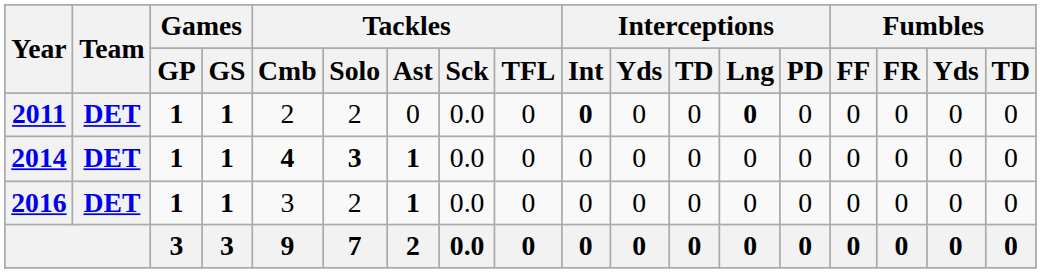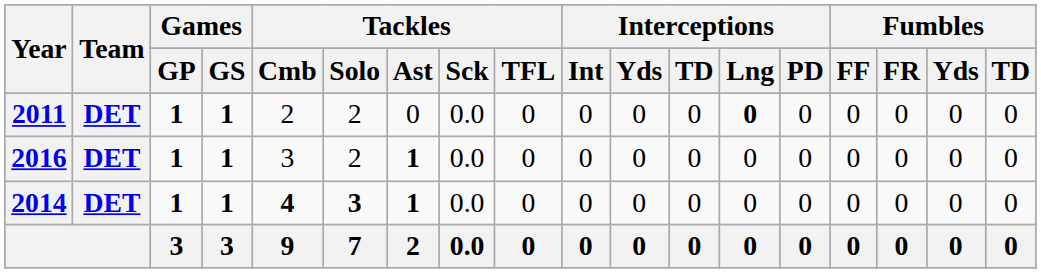(586, 114) bold -> (586, 114) normal
rows swapped: (39, 158) <-> (39, 202)
